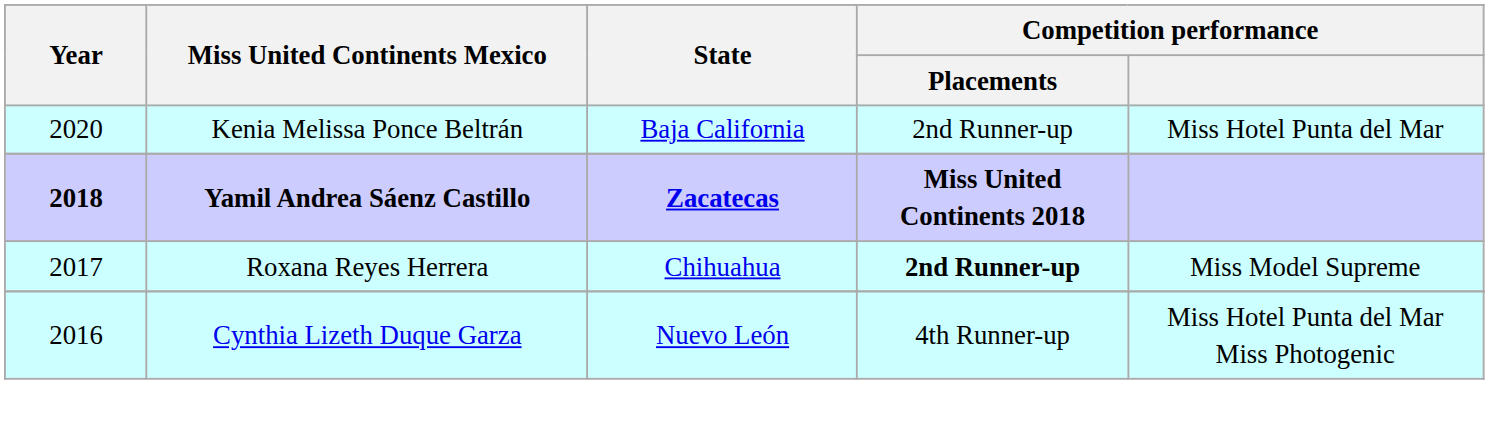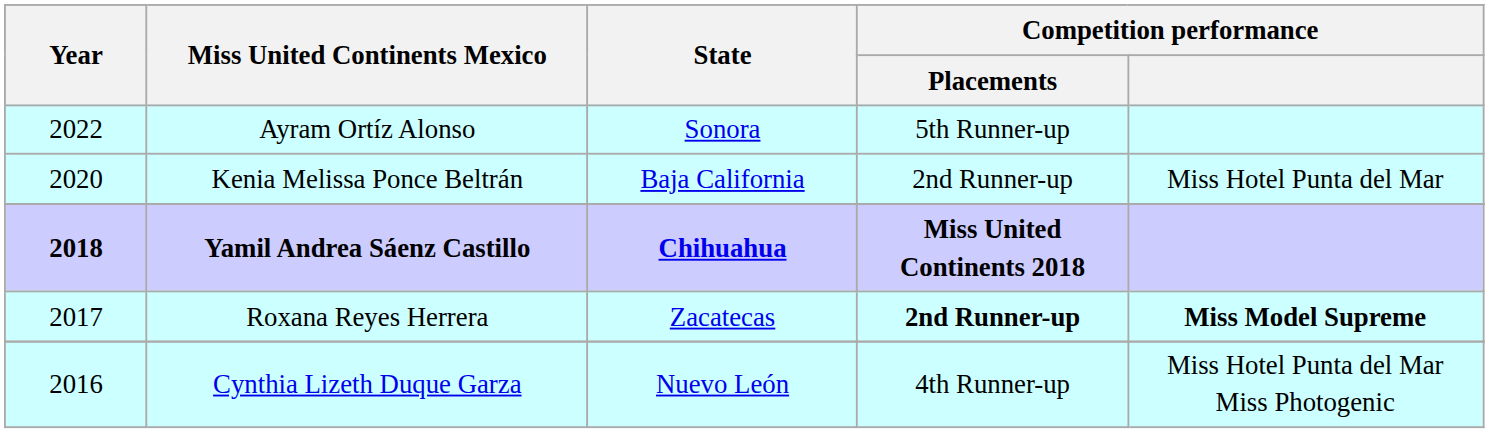+ row: (367, 130)
(723, 198) Zacatecas -> (723, 248) Chihuahua
(723, 266) Chihuahua -> (723, 316) Zacatecas
(1305, 266) normal -> (1305, 316) bold
